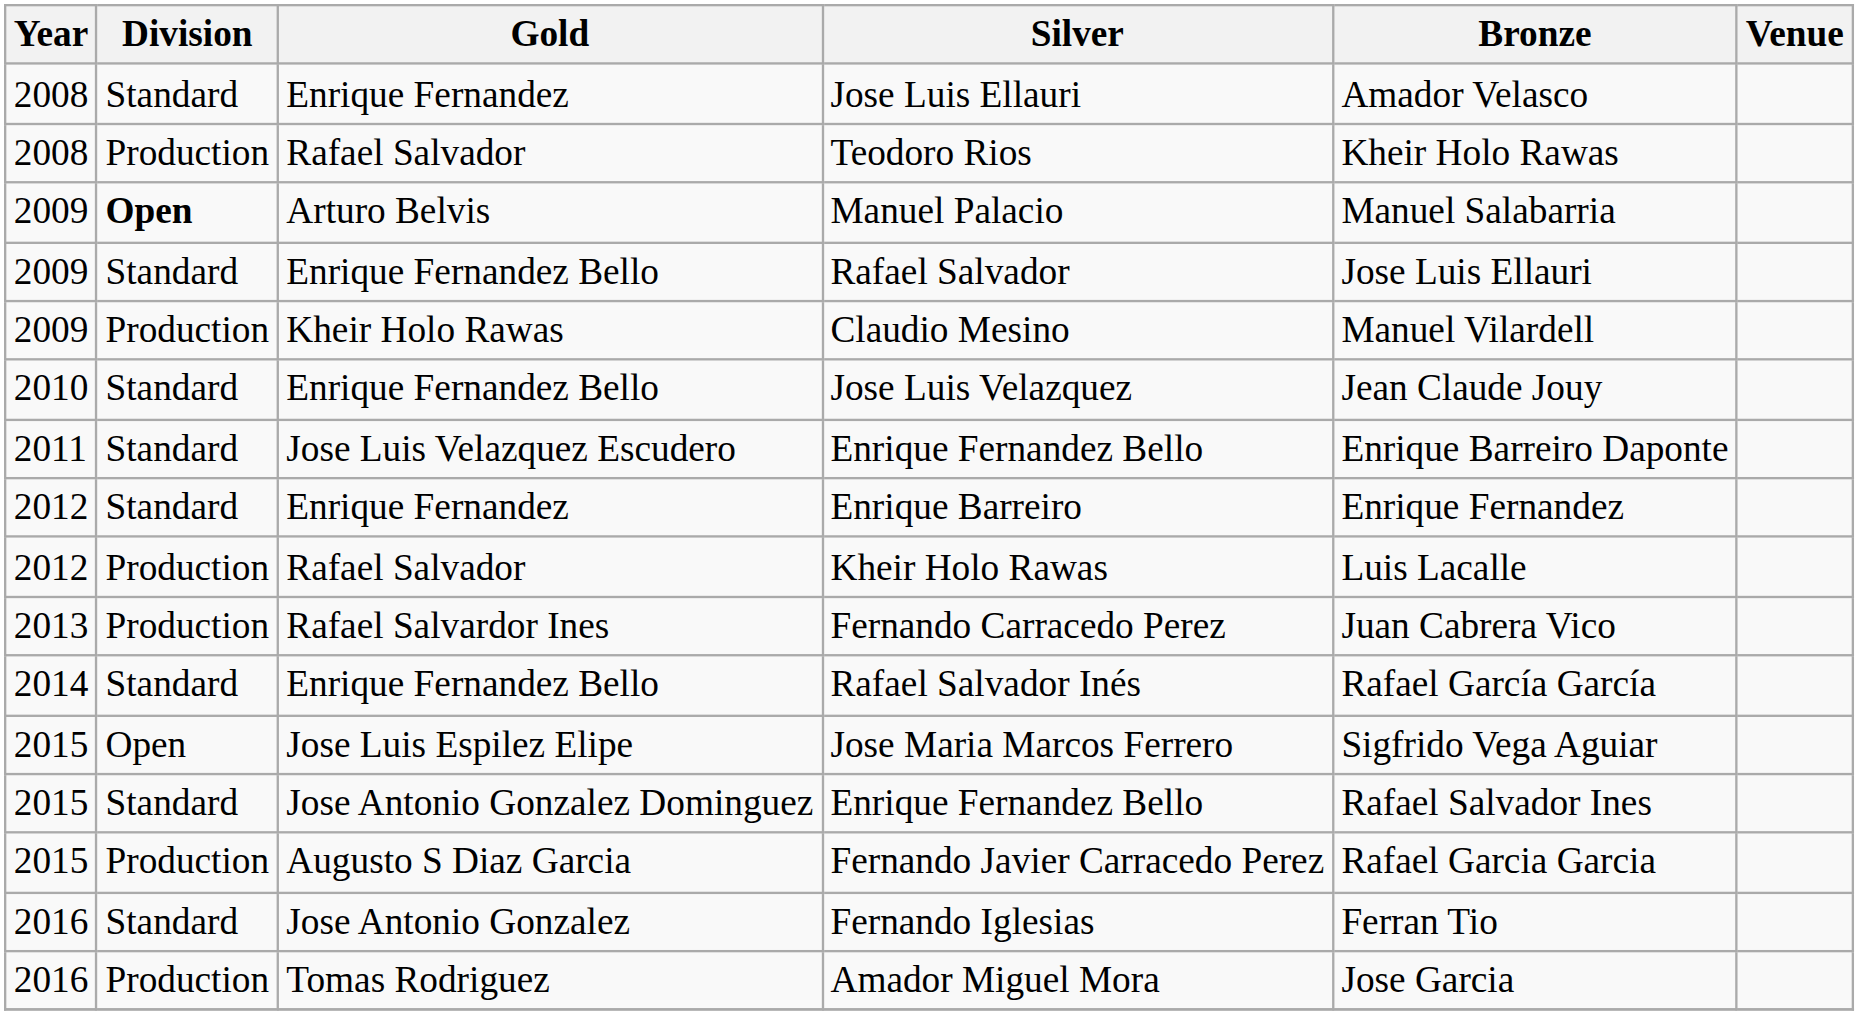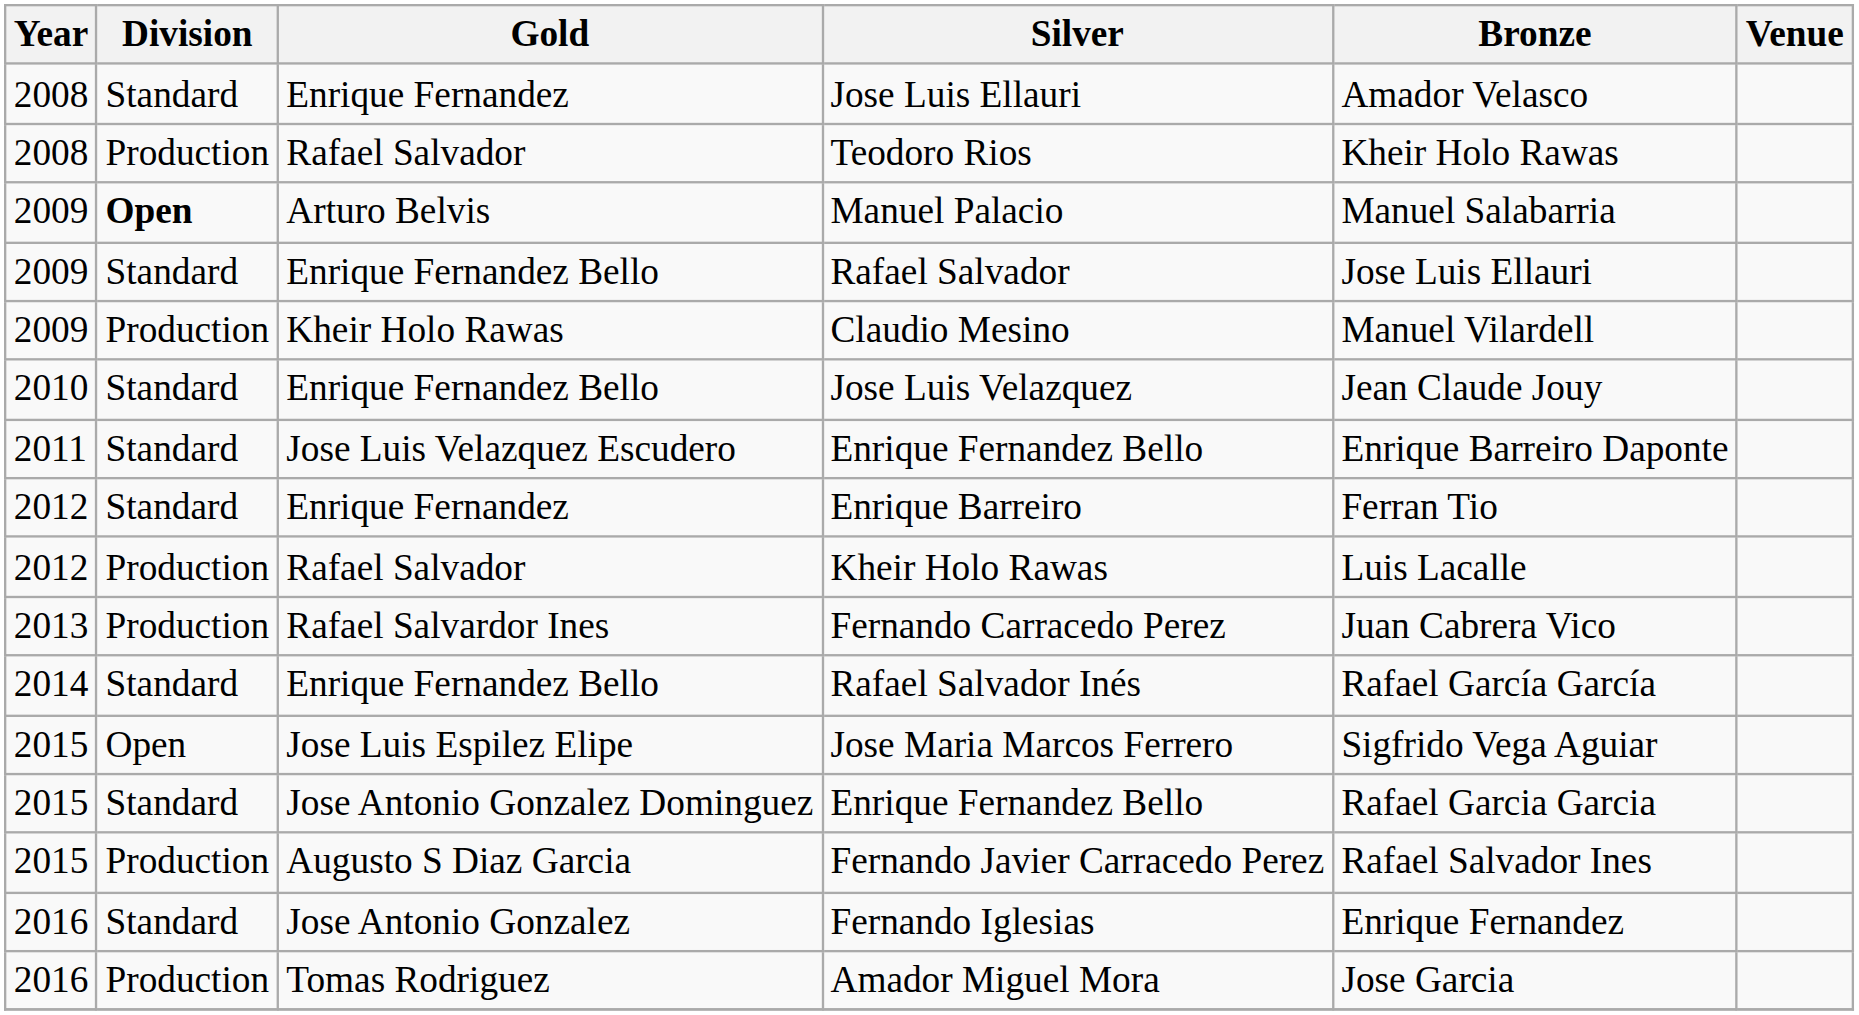(1483, 507) Enrique Fernandez -> (1420, 507) Ferran Tio
(1497, 802) Rafael Salvador Ines -> (1499, 802) Rafael Garcia Garcia
(1499, 861) Rafael Garcia Garcia -> (1497, 861) Rafael Salvador Ines
(1420, 920) Ferran Tio -> (1483, 920) Enrique Fernandez
